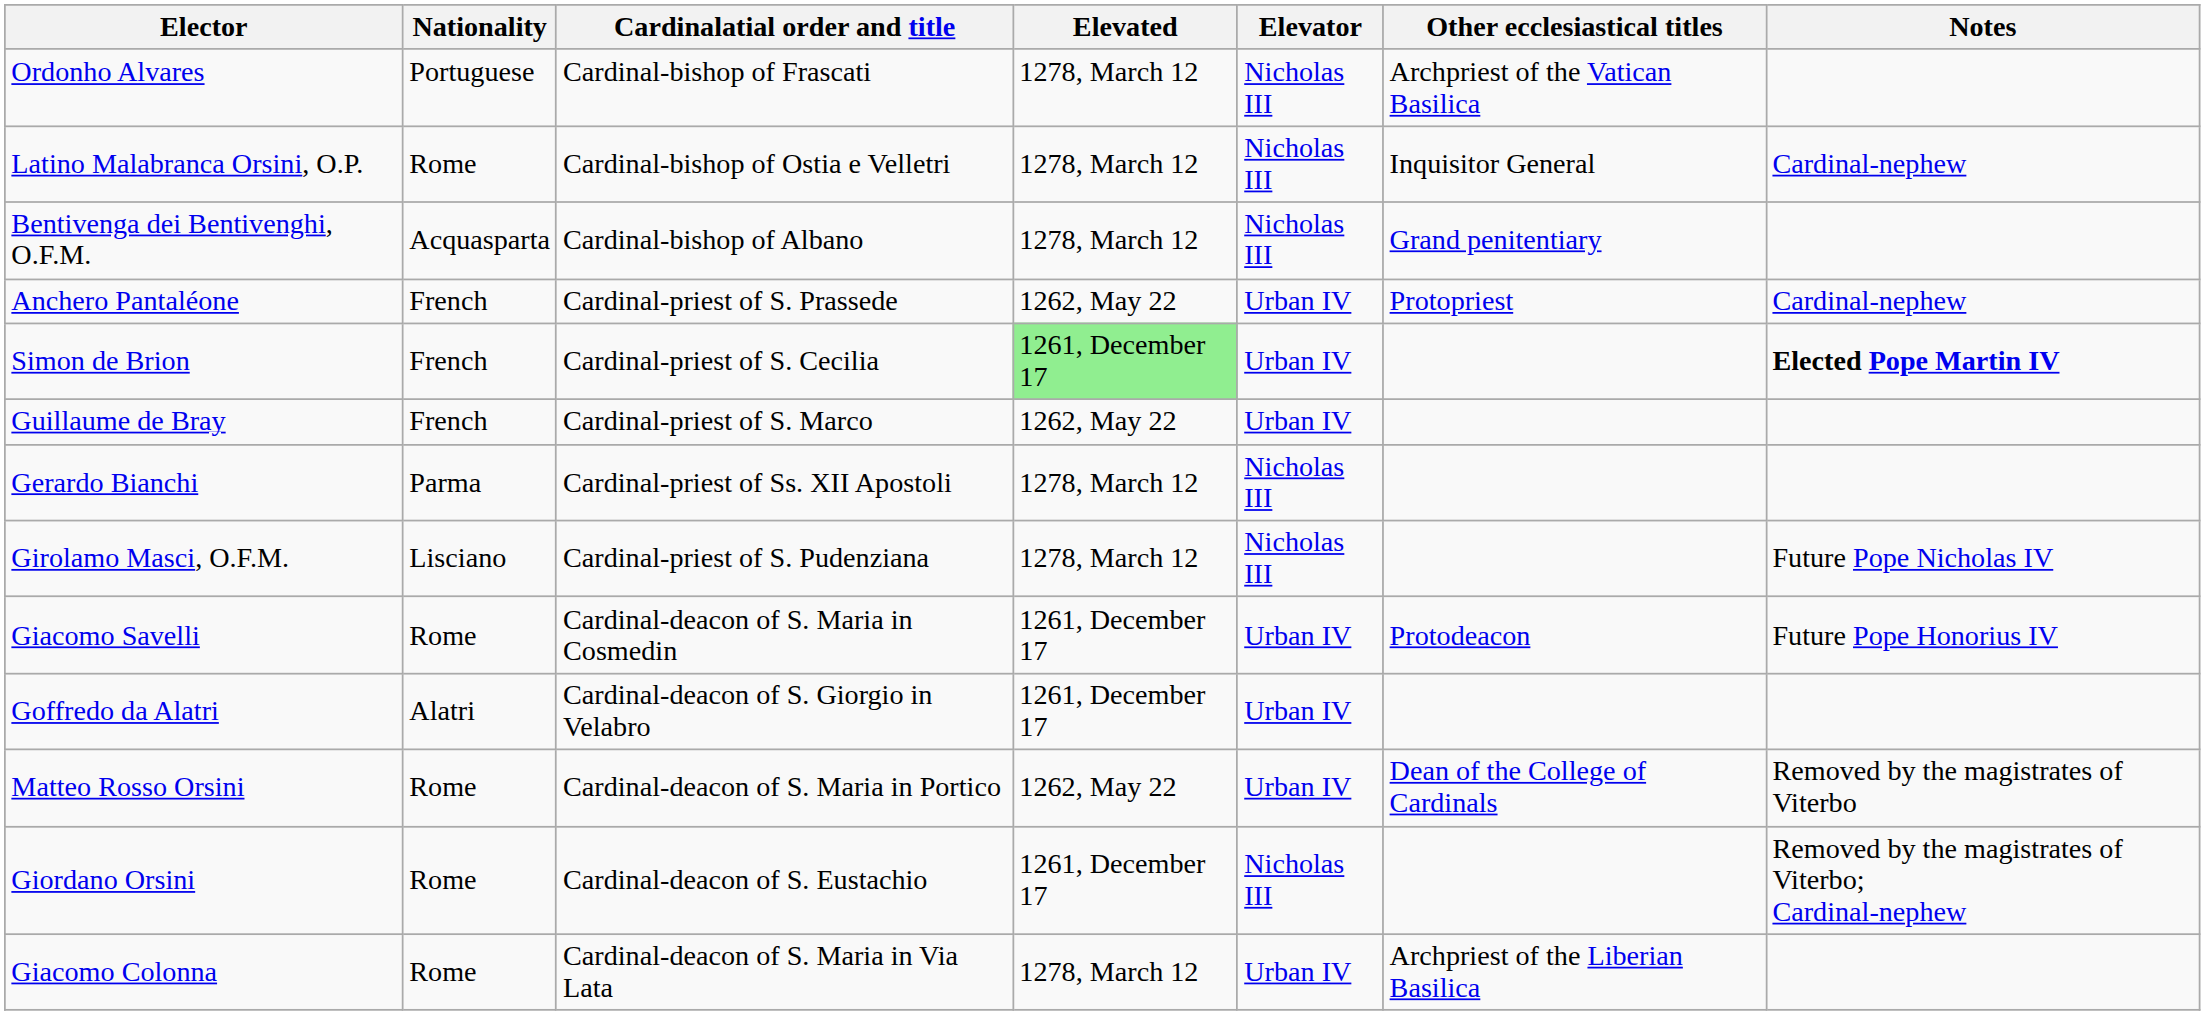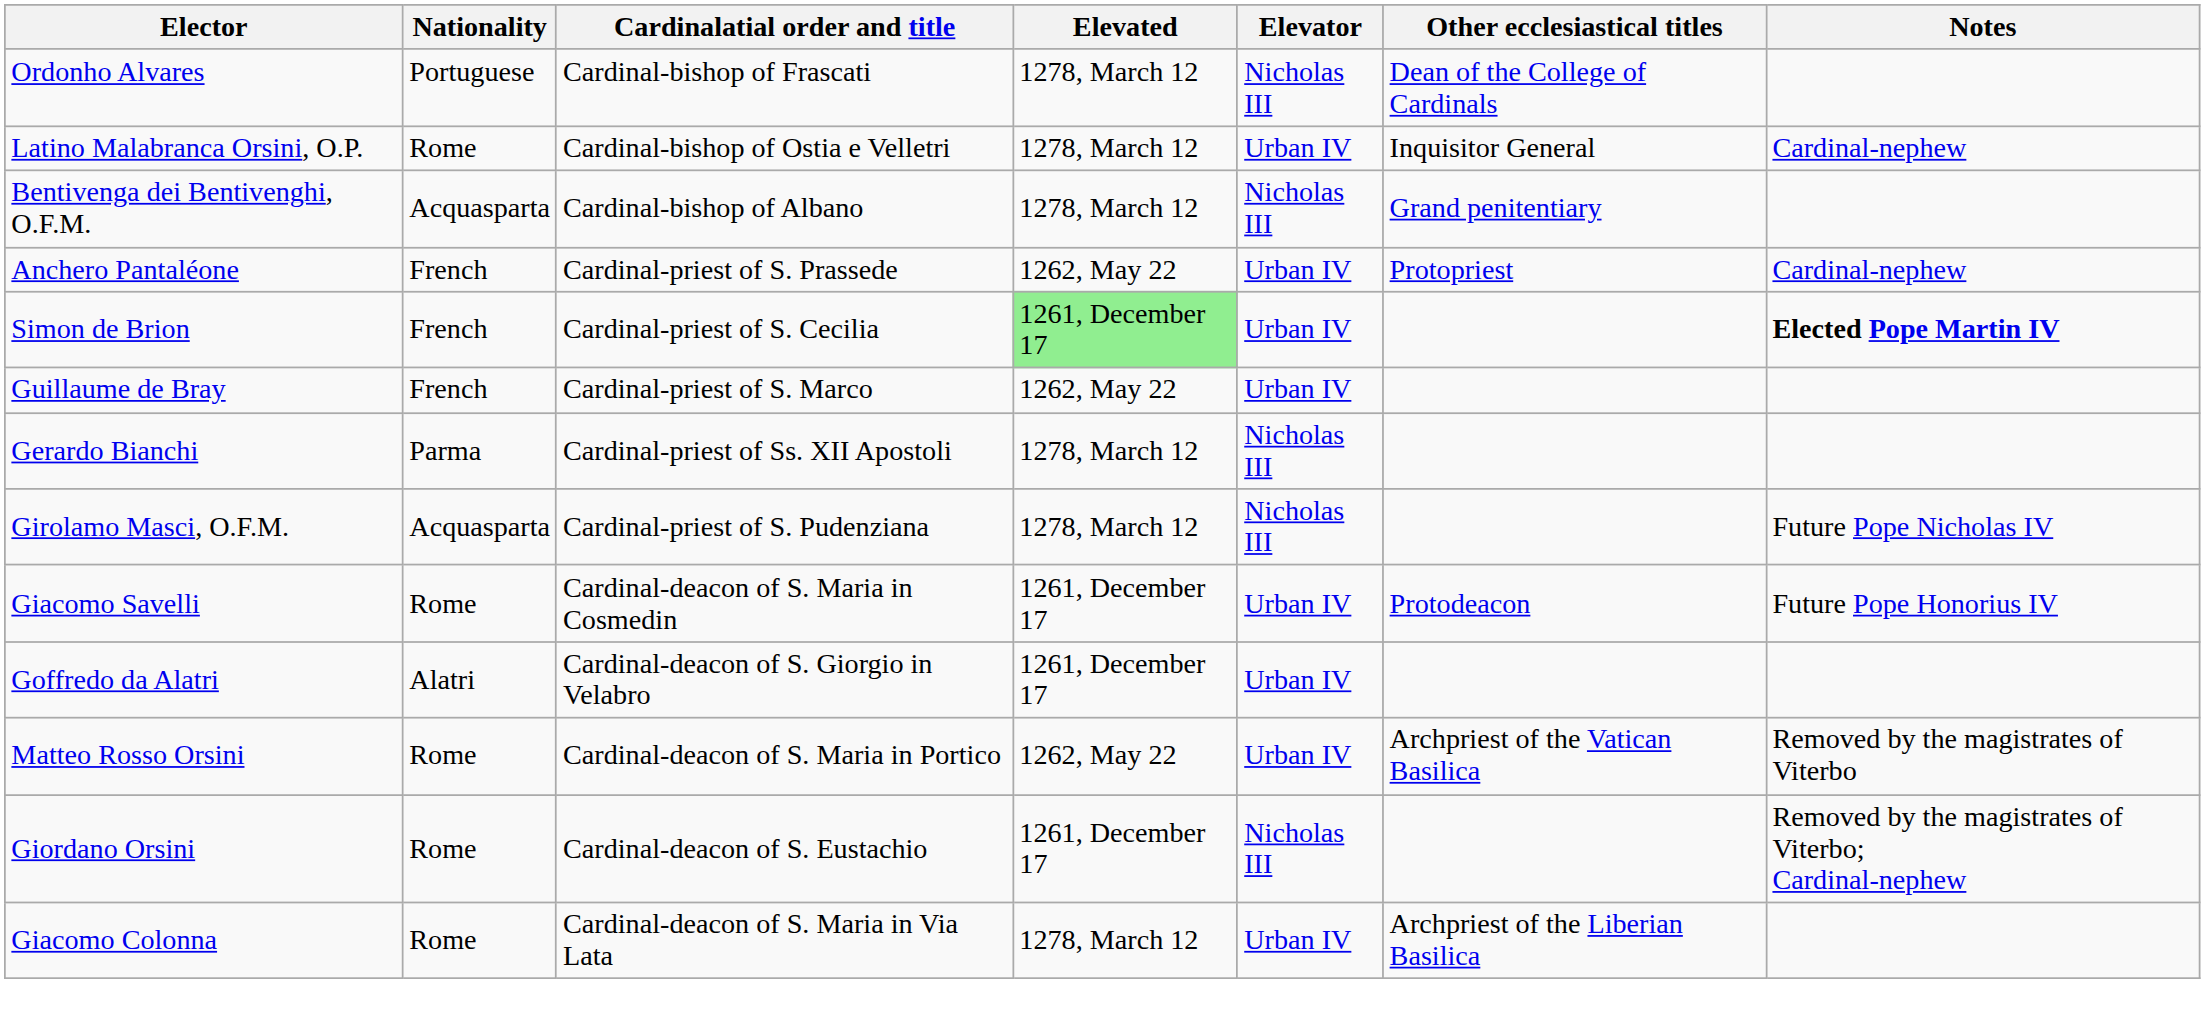(1531, 87) Archpriest of the Vatican Basilica -> (1518, 87) Dean of the College of Cardinals
(1294, 163) Nicholas III -> (1298, 147) Urban IV
(458, 558) Lisciano -> (480, 526) Acquasparta
(1518, 787) Dean of the College of Cardinals -> (1531, 755) Archpriest of the Vatican Basilica
